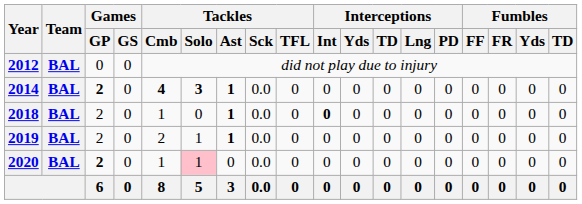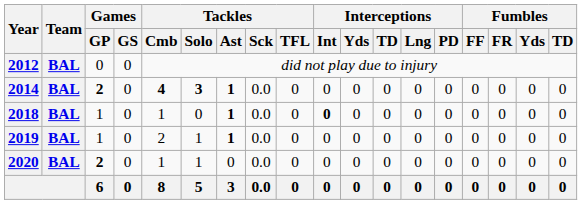(100, 114) 2 -> (100, 114) 1
(100, 138) 2 -> (100, 138) 1
(199, 162) pink background -> (199, 162) no background
